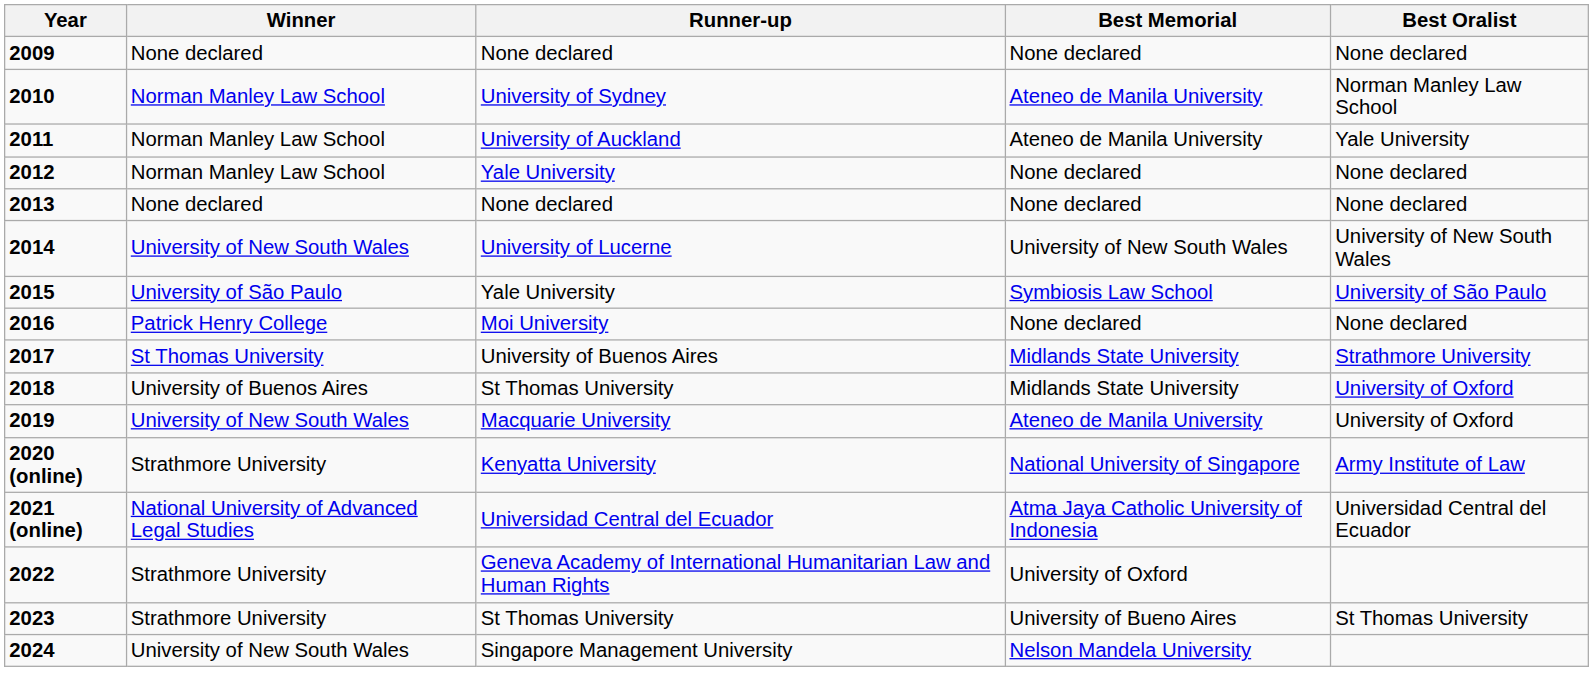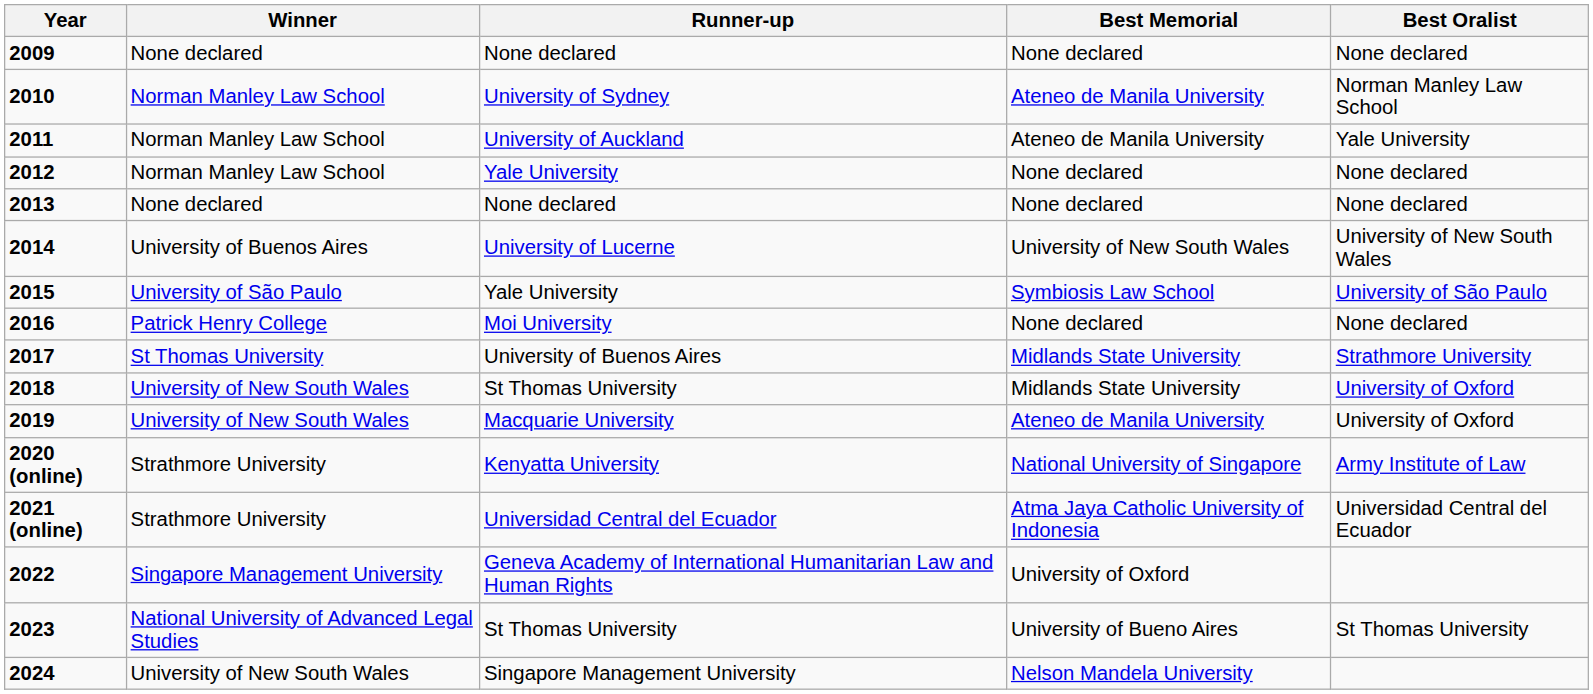(270, 248) University of New South Wales -> (249, 248) University of Buenos Aires
(249, 388) University of Buenos Aires -> (270, 388) University of New South Wales
(274, 519) National University of Advanced Legal Studies -> (228, 519) Strathmore University
(228, 574) Strathmore University -> (286, 574) Singapore Management University
(228, 618) Strathmore University -> (302, 629) National University of Advanced Legal Studies
